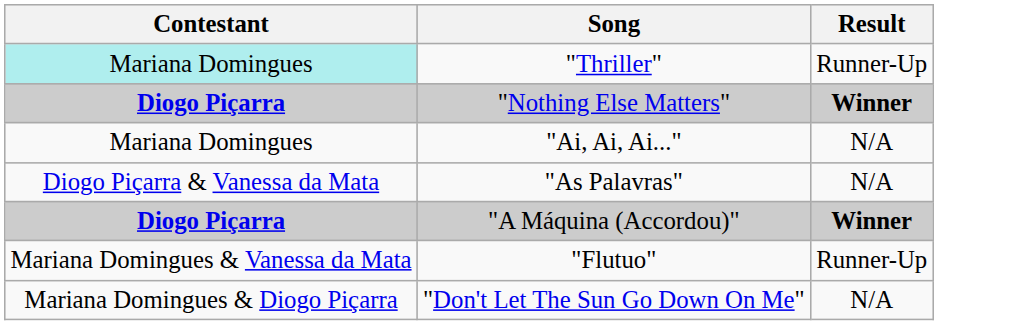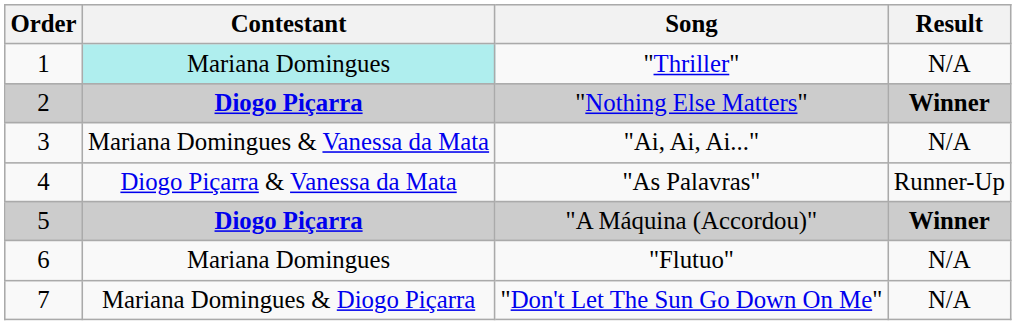+ column: (44, 24)
(872, 63) Runner-Up -> (949, 63) N/A
(211, 142) Mariana Domingues -> (289, 142) Mariana Domingues & Vanessa da Mata
(872, 181) N/A -> (949, 181) Runner-Up
(211, 260) Mariana Domingues & Vanessa da Mata -> (289, 260) Mariana Domingues
(872, 260) Runner-Up -> (949, 260) N/A
